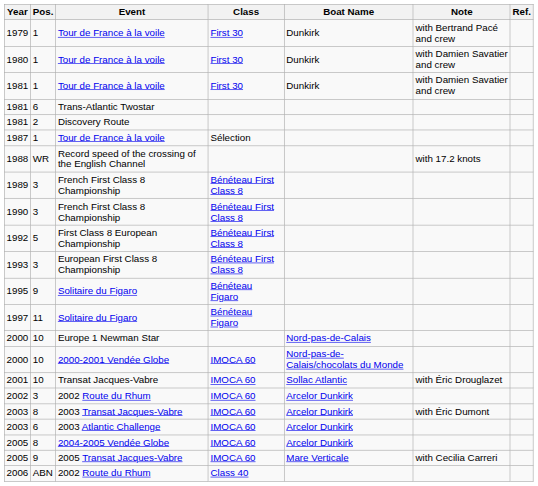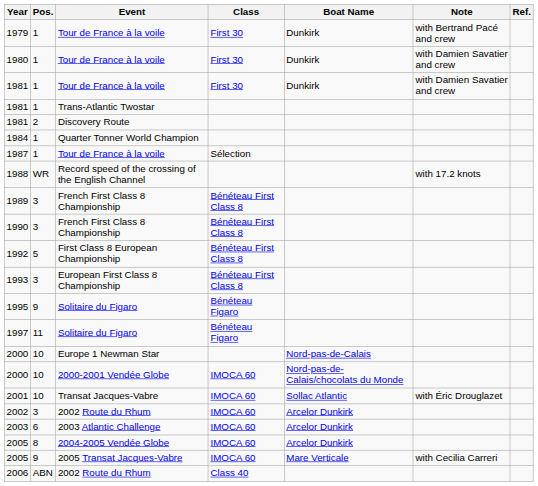(35, 107) 6 -> (35, 107) 1
+ row: (17, 138)
- row: (17, 411)
